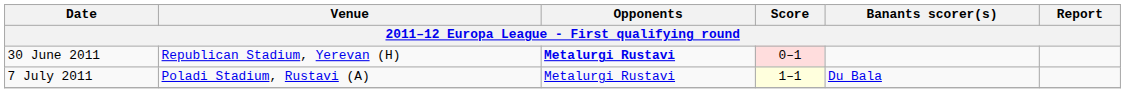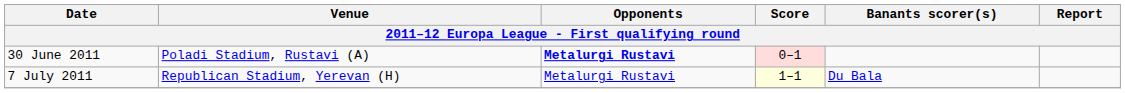(281, 57) Republican Stadium, Yerevan (H) -> (266, 57) Poladi Stadium, Rustavi (A)
(266, 77) Poladi Stadium, Rustavi (A) -> (281, 77) Republican Stadium, Yerevan (H)
